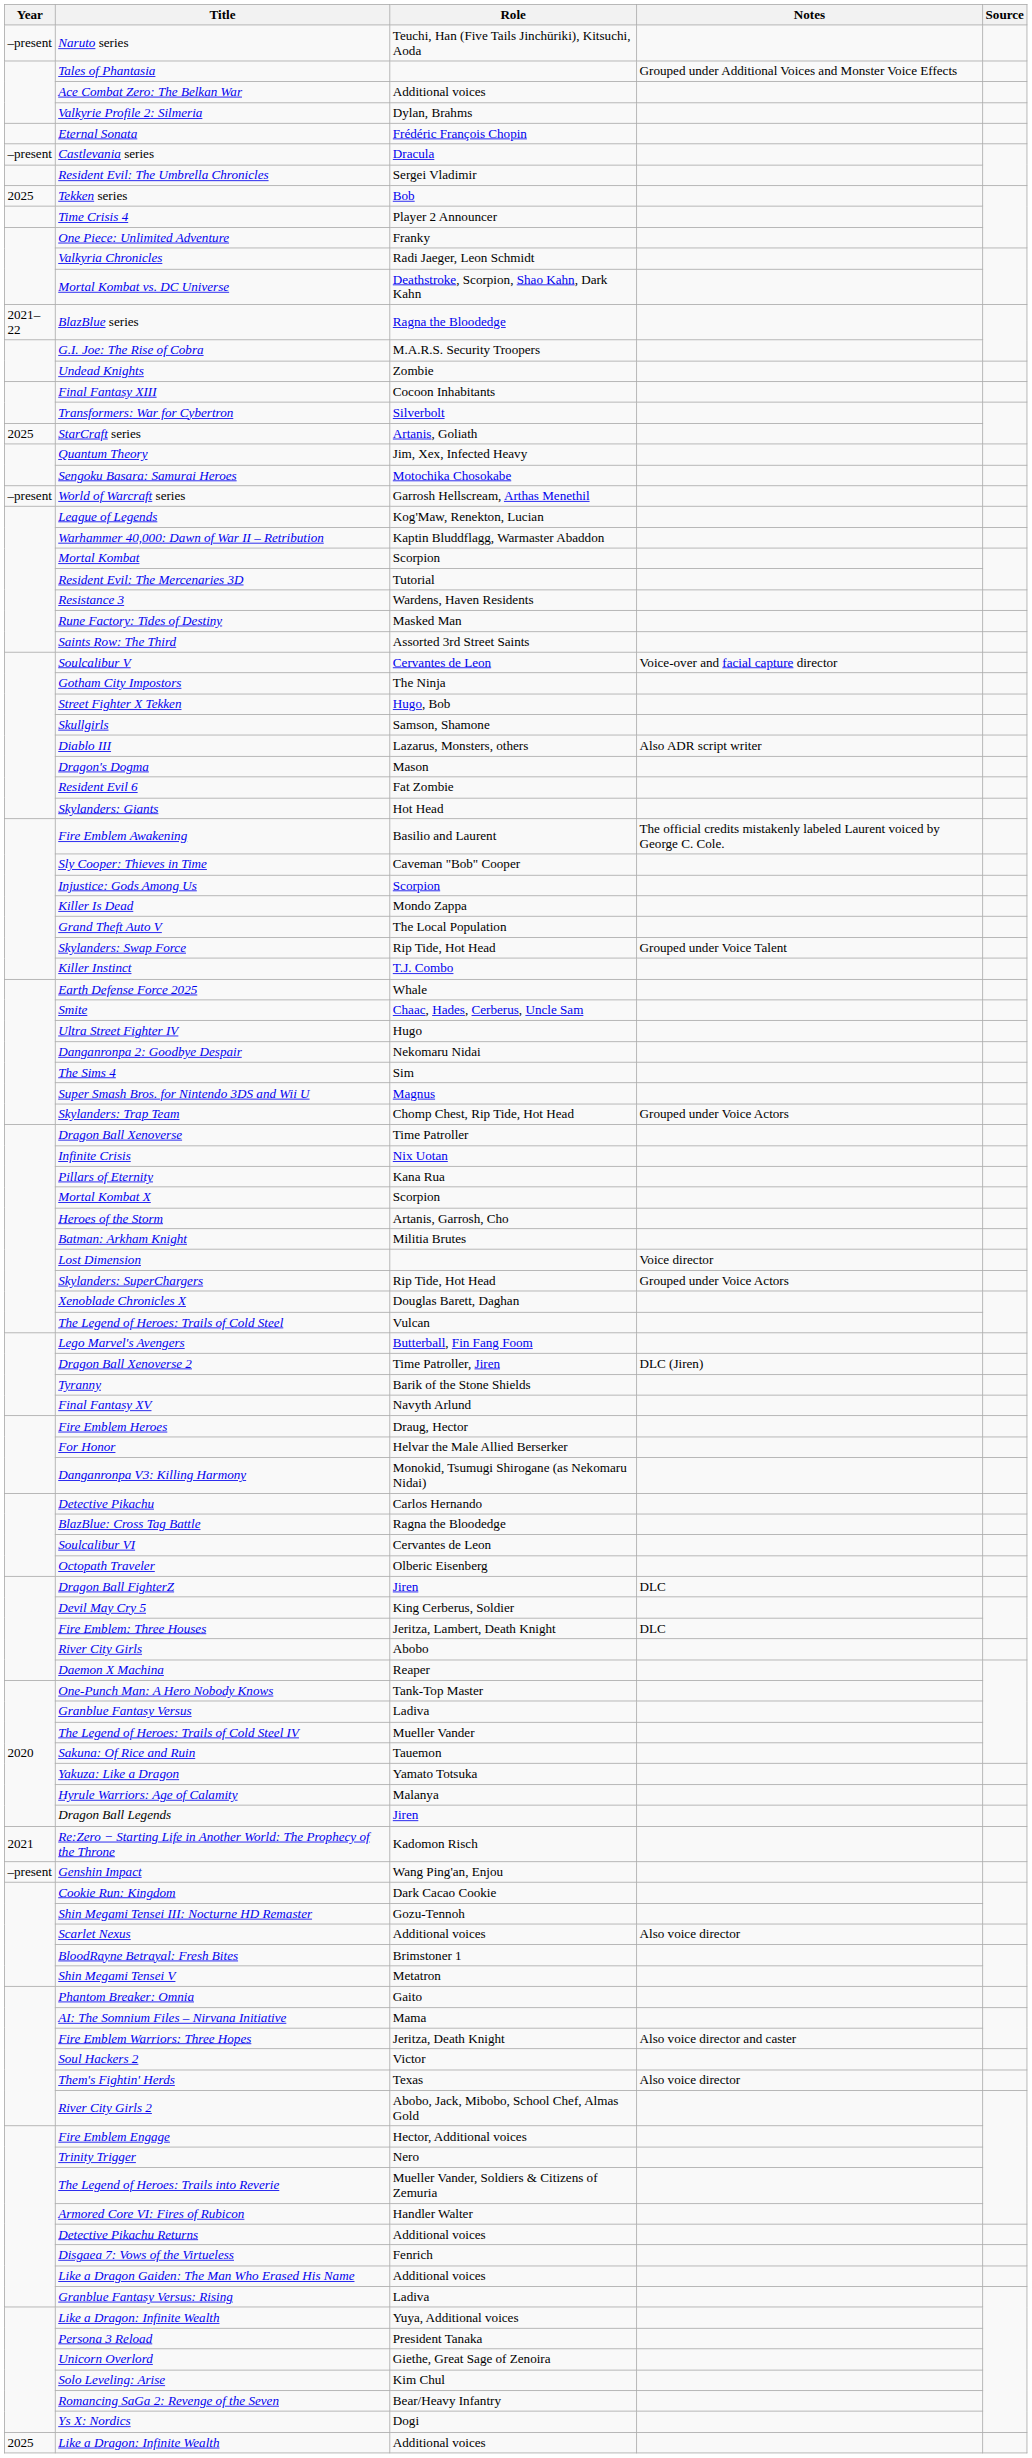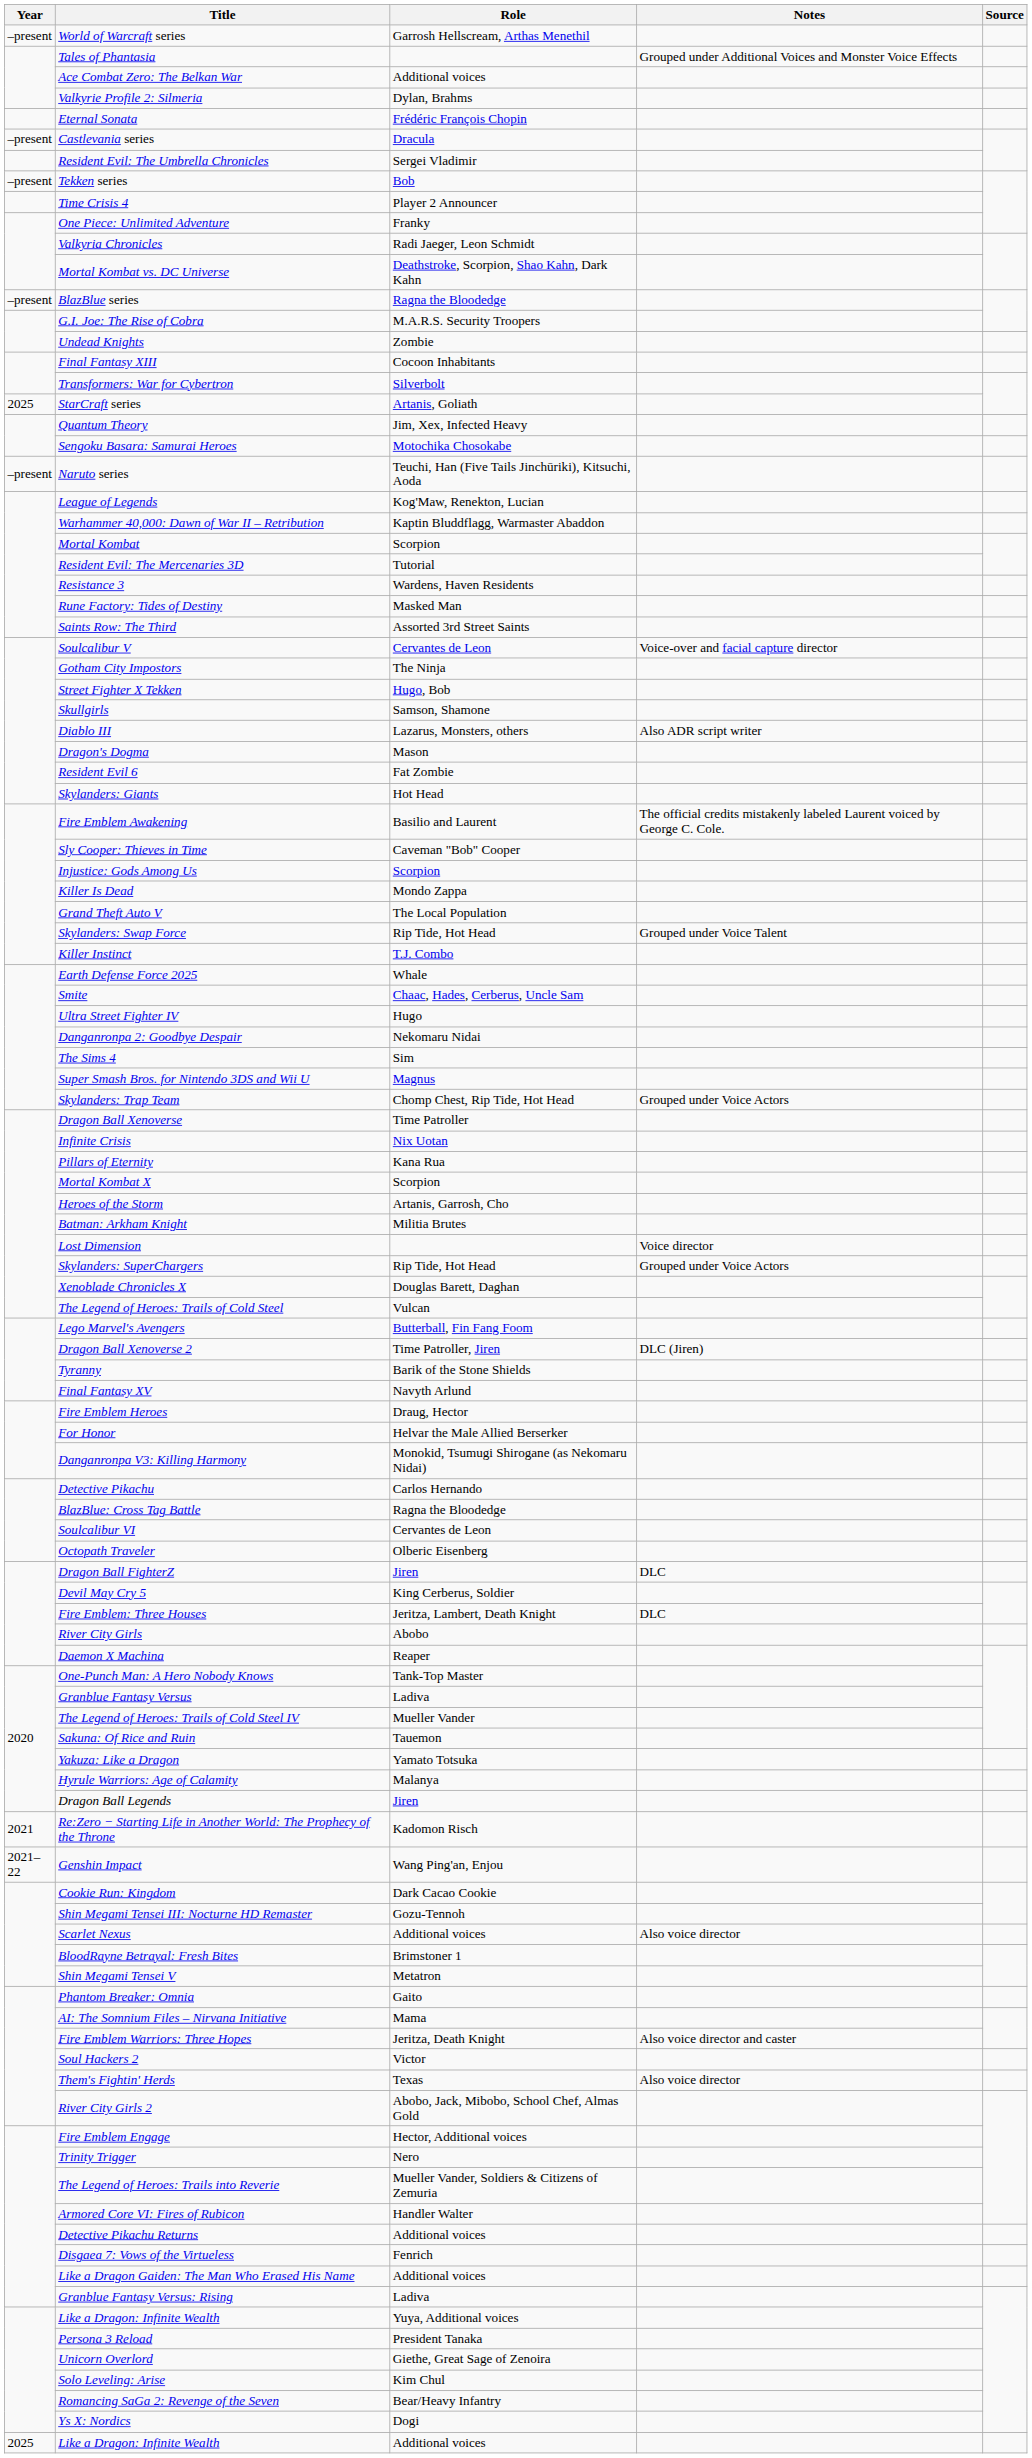rows swapped: (122, 496) <-> (93, 43)
(21, 196) 2025 -> (30, 181) –present
(24, 322) 2021–22 -> (30, 300) –present
(30, 1872) –present -> (24, 1864) 2021–22
